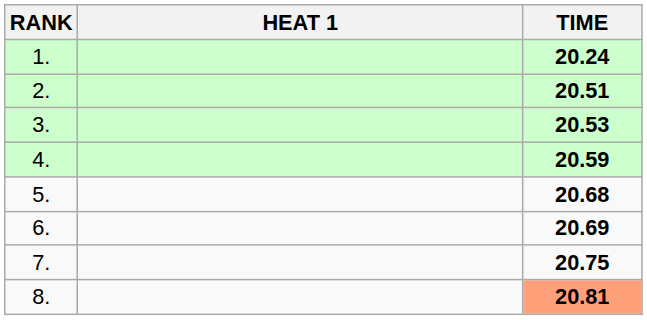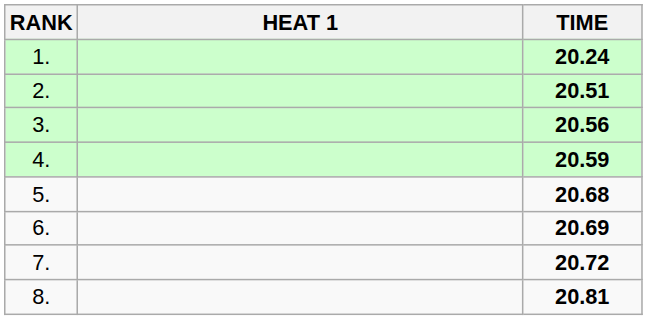(582, 125) 20.53 -> (582, 125) 20.56
(582, 263) 20.75 -> (582, 263) 20.72
(582, 297) lightsalmon background -> (582, 297) no background
